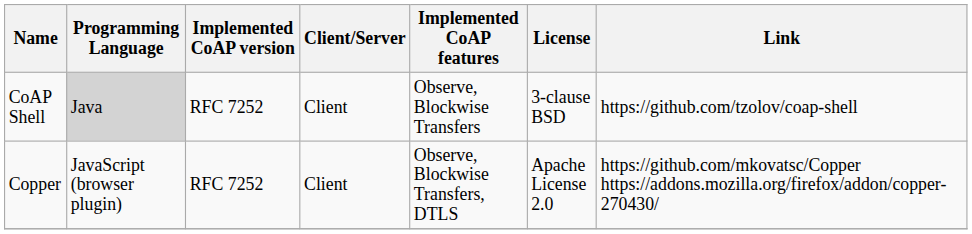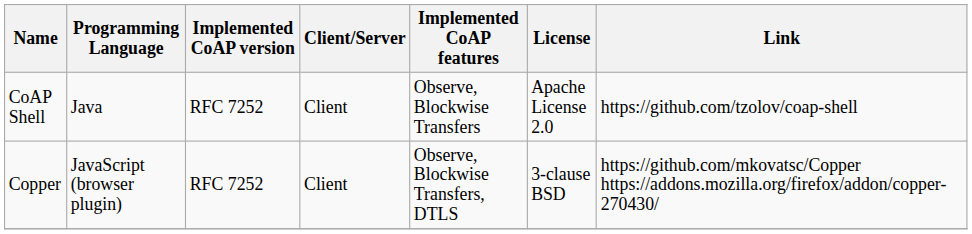(87, 106) lightgrey background -> (87, 106) no background
(561, 106) 3-clause BSD -> (559, 106) Apache License 2.0
(559, 184) Apache License 2.0 -> (561, 184) 3-clause BSD
